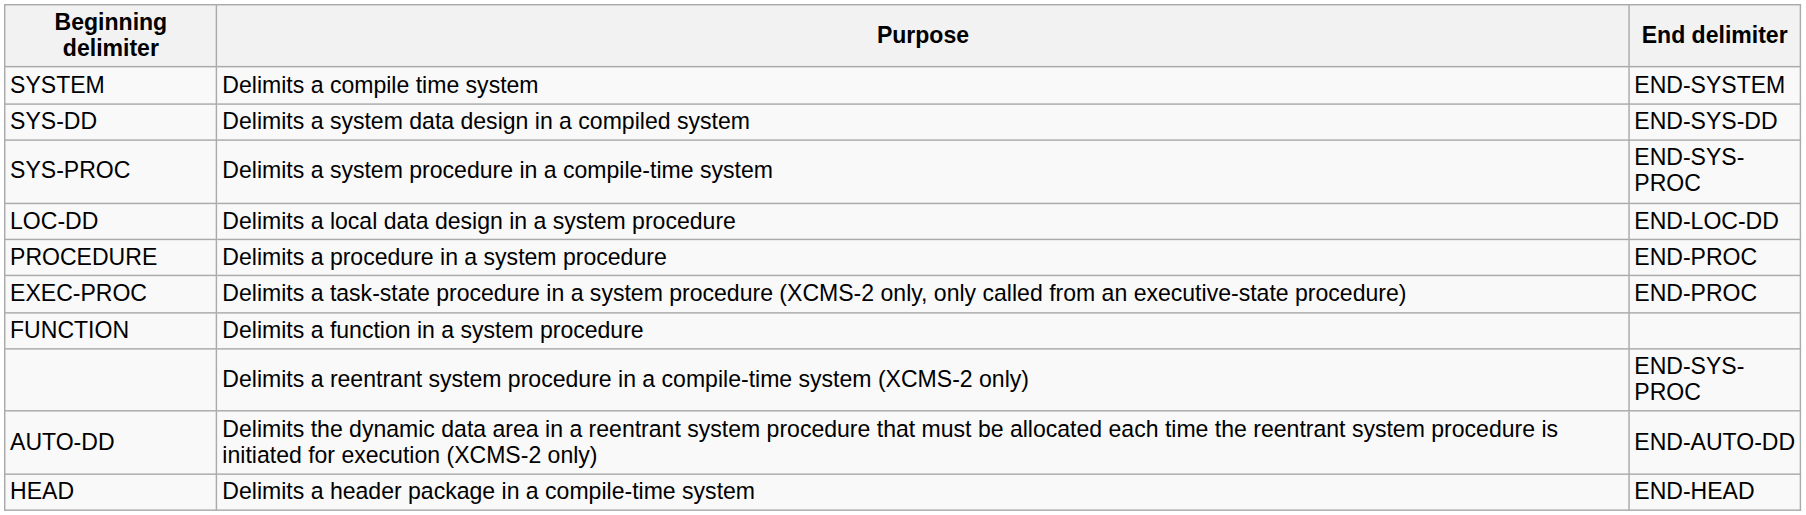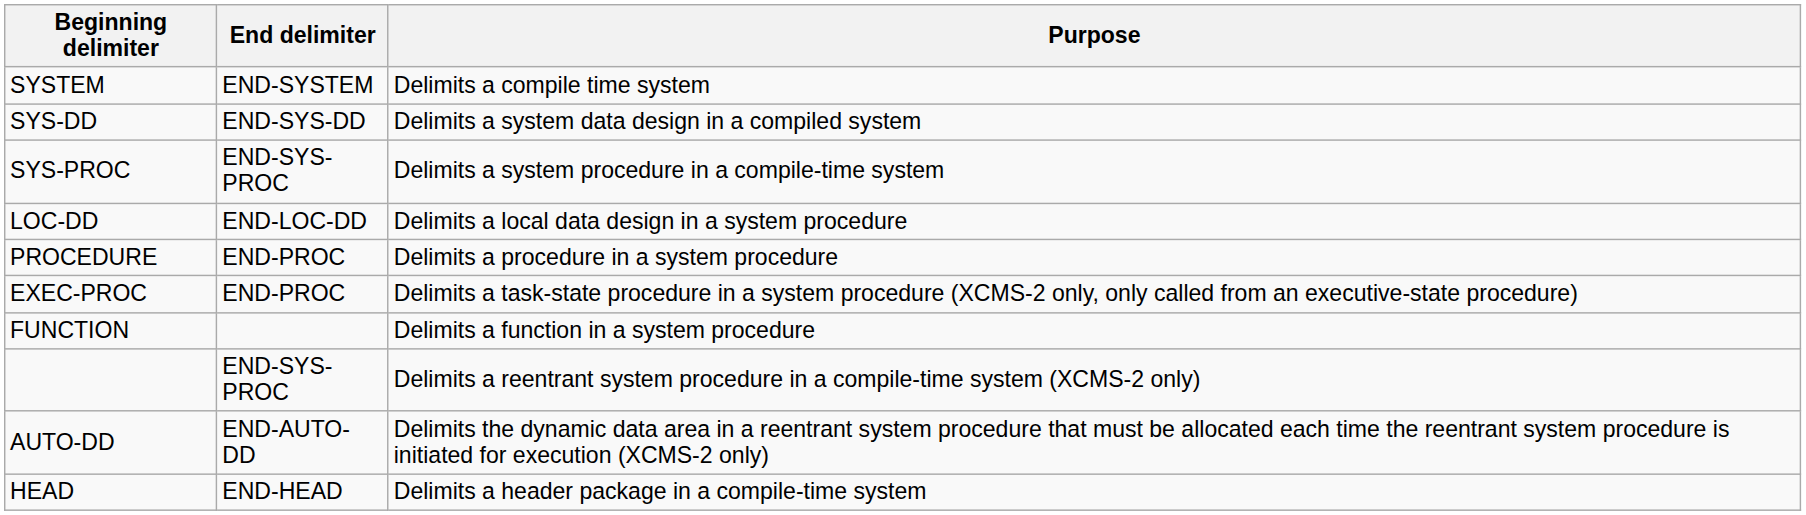columns swapped: (1715, 35) <-> (923, 35)
